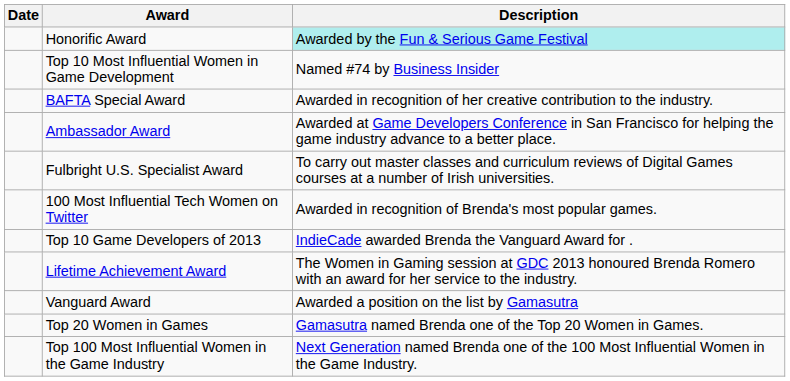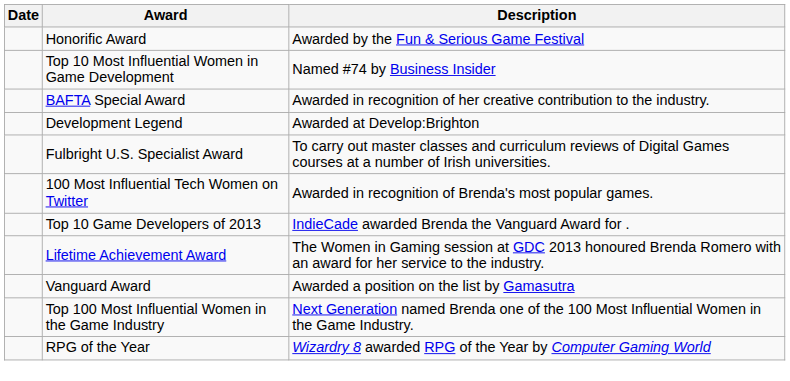(442, 38) paleturquoise background -> (438, 38) no background
+ row: (114, 123)
- row: (108, 131)
- row: (127, 325)
+ row: (98, 348)
